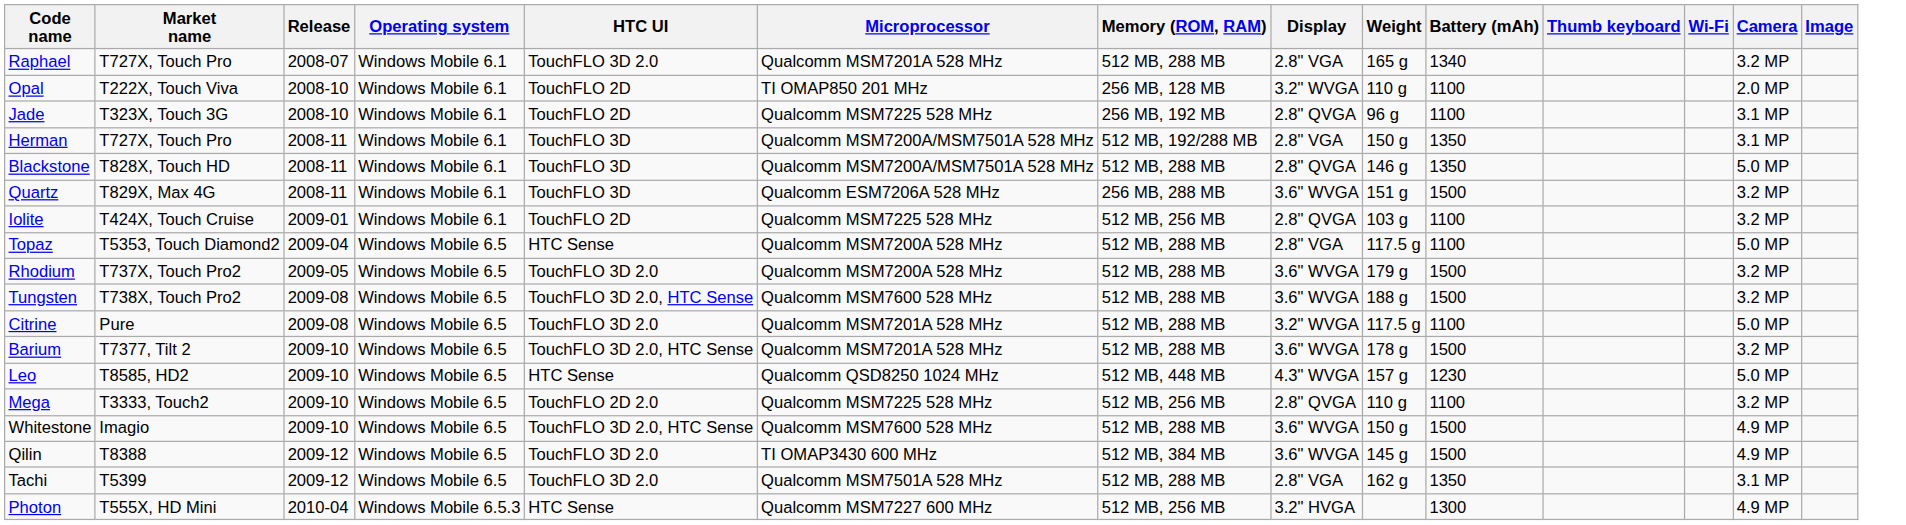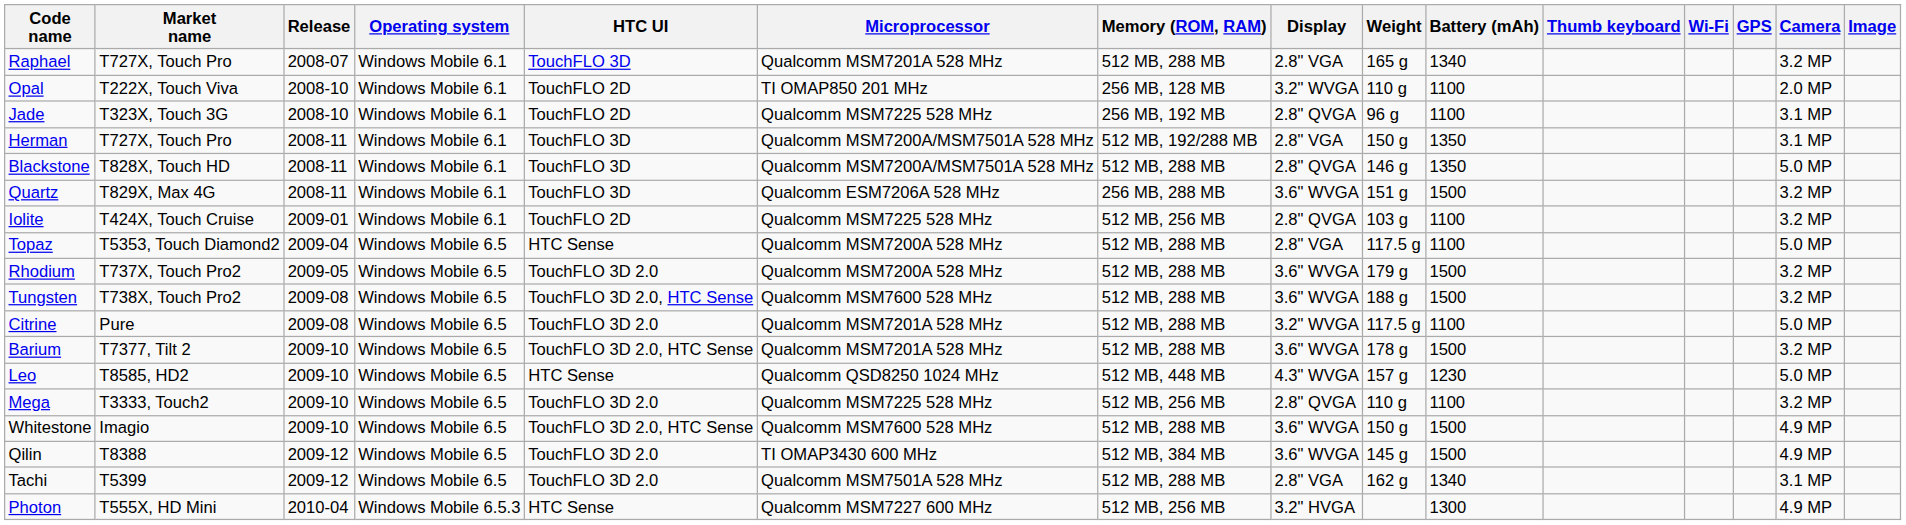+ column: (1754, 26)
(593, 62) TouchFLO 3D 2.0 -> (579, 62) TouchFLO 3D
(593, 402) TouchFLO 2D 2.0 -> (593, 402) TouchFLO 3D 2.0
(1448, 480) 1350 -> (1448, 480) 1340
